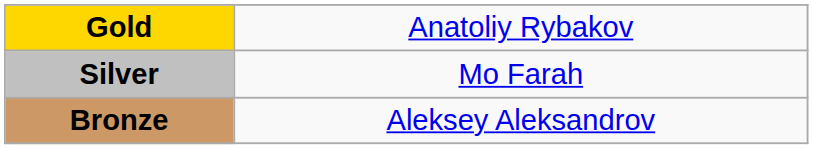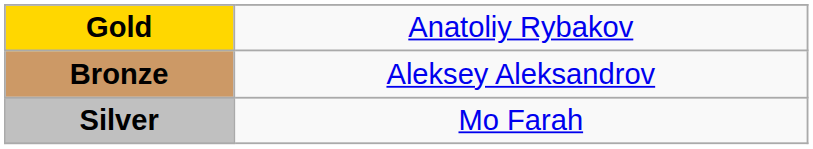rows swapped: (119, 73) <-> (119, 119)
